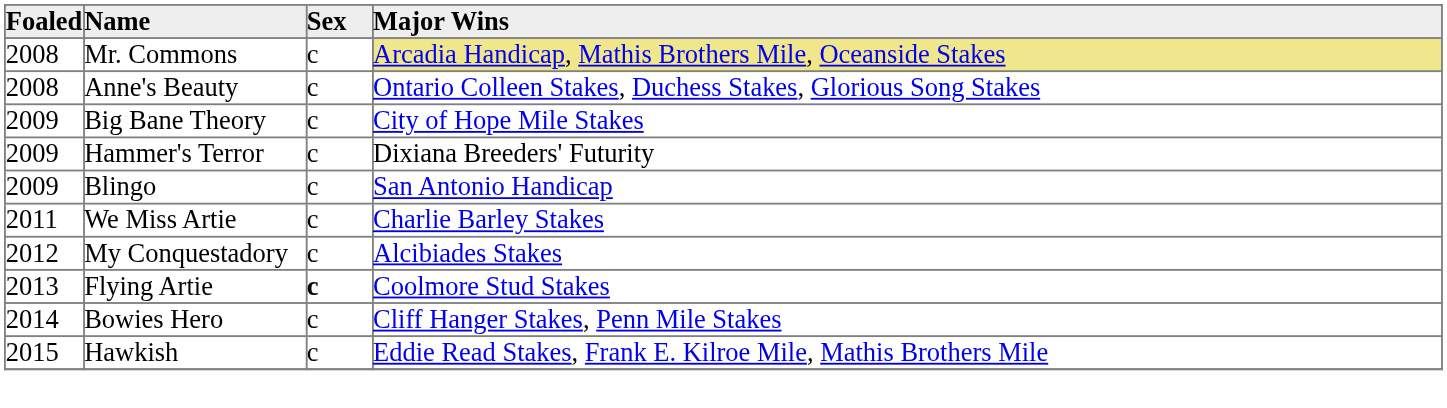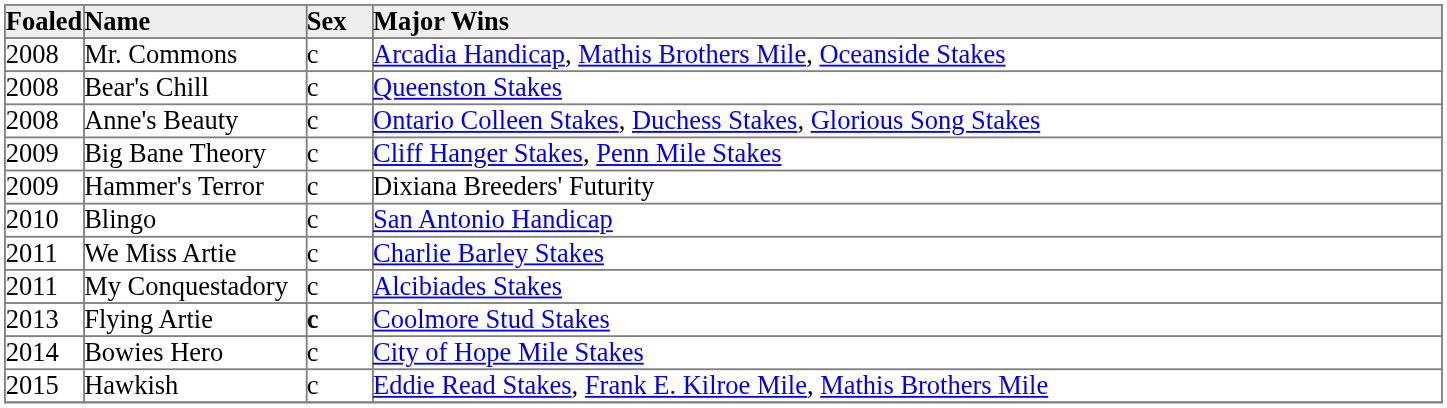(689, 54) khaki background -> (689, 54) no background
+ row: (147, 87)
(508, 120) City of Hope Mile Stakes -> (577, 153) Cliff Hanger Stakes, Penn Mile Stakes
(32, 186) 2009 -> (32, 219) 2010
(32, 252) 2012 -> (32, 286) 2011
(577, 319) Cliff Hanger Stakes, Penn Mile Stakes -> (508, 352) City of Hope Mile Stakes
